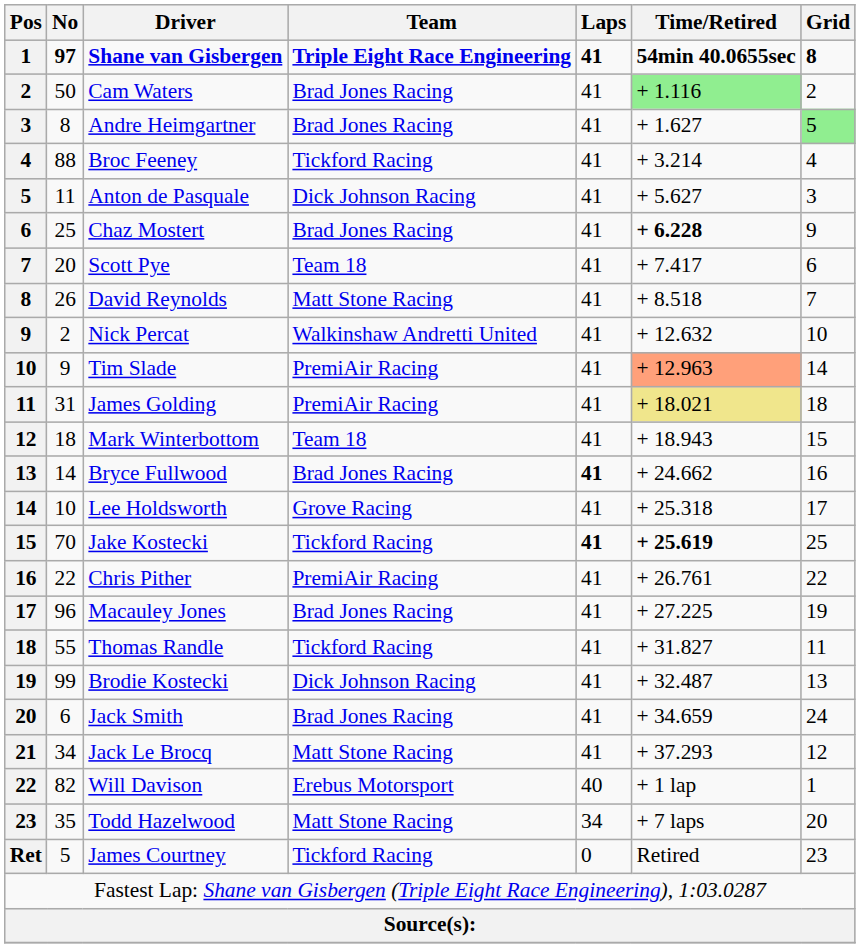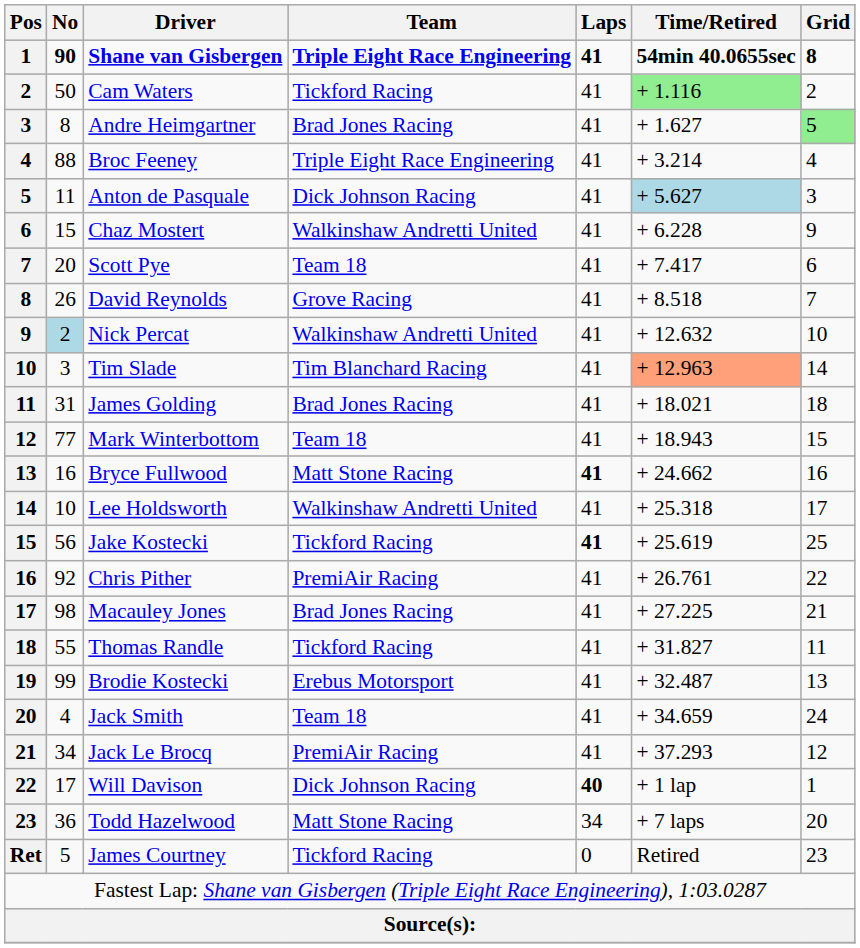(65, 56) 97 -> (65, 56) 90
(373, 91) Brad Jones Racing -> (363, 91) Tickford Racing
(363, 160) Tickford Racing -> (423, 160) Triple Eight Race Engineering
(669, 195) no background -> (669, 195) lightblue background
(65, 230) 25 -> (65, 230) 15
(373, 230) Brad Jones Racing -> (415, 230) Walkinshaw Andretti United
(669, 230) bold -> (669, 230) normal
(373, 299) Matt Stone Racing -> (352, 299) Grove Racing
(65, 334) no background -> (65, 334) lightblue background
(65, 369) 9 -> (65, 369) 3
(365, 369) PremiAir Racing -> (390, 369) Tim Blanchard Racing
(365, 403) PremiAir Racing -> (373, 403) Brad Jones Racing
(675, 403) khaki background -> (675, 403) no background
(65, 438) 18 -> (65, 438) 77
(65, 473) 14 -> (65, 473) 16
(373, 473) Brad Jones Racing -> (373, 473) Matt Stone Racing
(352, 508) Grove Racing -> (415, 508) Walkinshaw Andretti United
(65, 542) 70 -> (65, 542) 56
(675, 542) bold -> (675, 542) normal
(65, 577) 22 -> (65, 577) 92
(65, 612) 96 -> (65, 612) 98
(817, 612) 19 -> (817, 612) 21
(384, 681) Dick Johnson Racing -> (373, 681) Erebus Motorsport
(65, 716) 6 -> (65, 716) 4
(373, 716) Brad Jones Racing -> (329, 716) Team 18
(373, 751) Matt Stone Racing -> (365, 751) PremiAir Racing
(65, 786) 82 -> (65, 786) 17
(373, 786) Erebus Motorsport -> (384, 786) Dick Johnson Racing
(592, 786) normal -> (592, 786) bold
(65, 820) 35 -> (65, 820) 36
